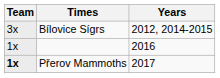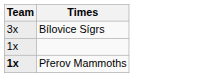- column: (172, 13)
